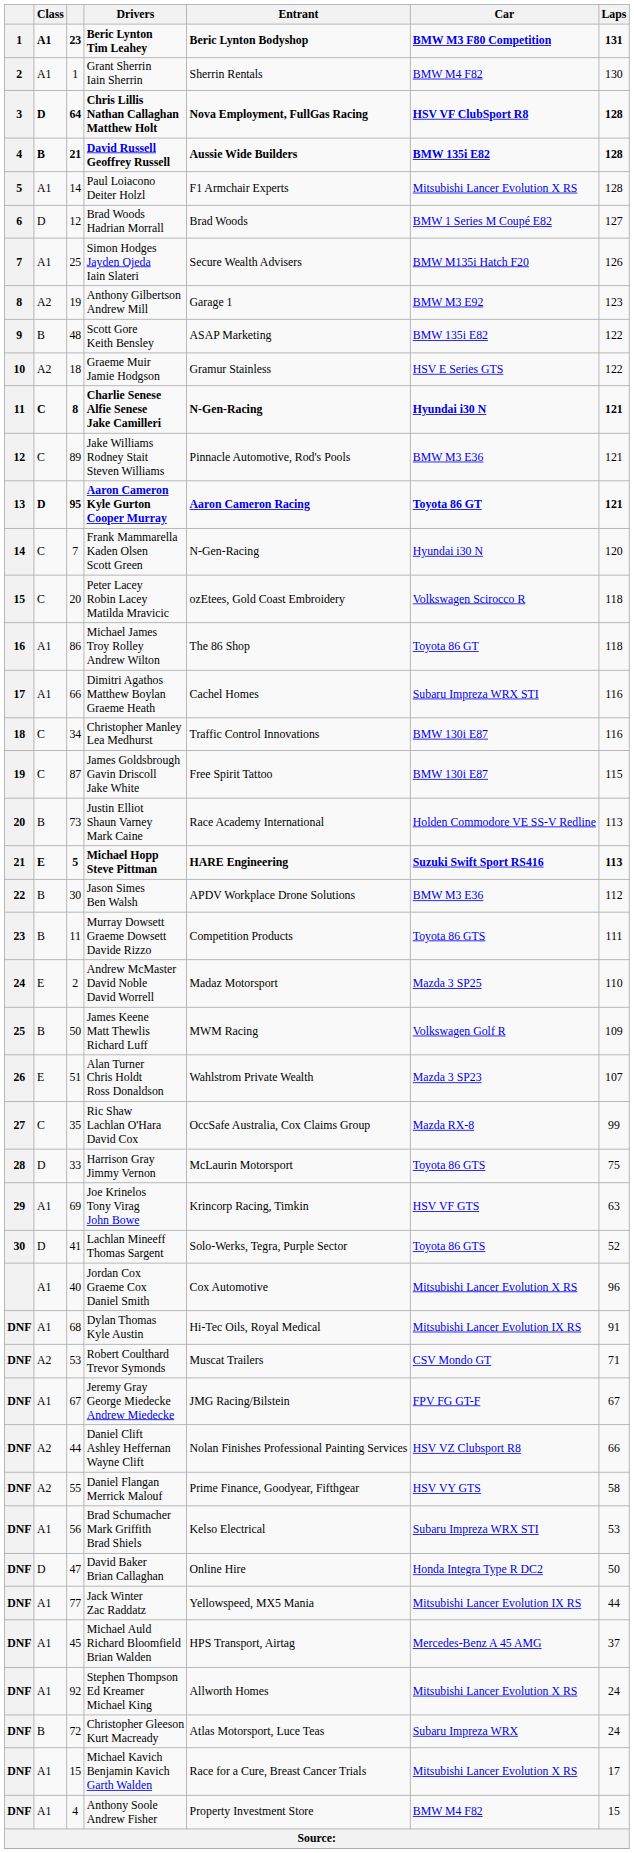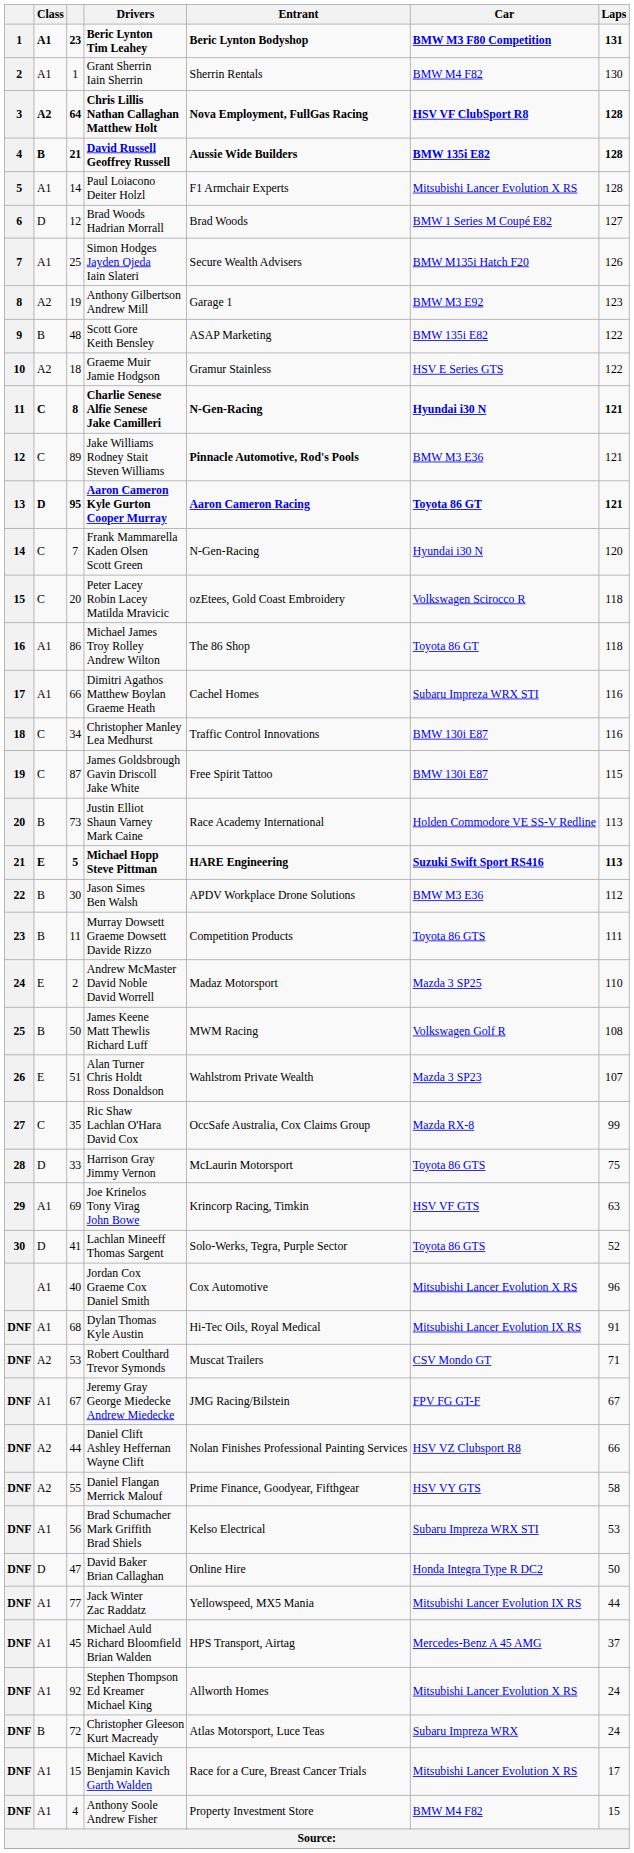(41, 114) D -> (44, 114) A2
(270, 457) normal -> (274, 457) bold
(614, 1031) 109 -> (614, 1031) 108
